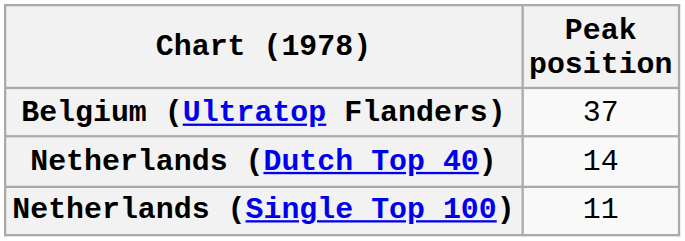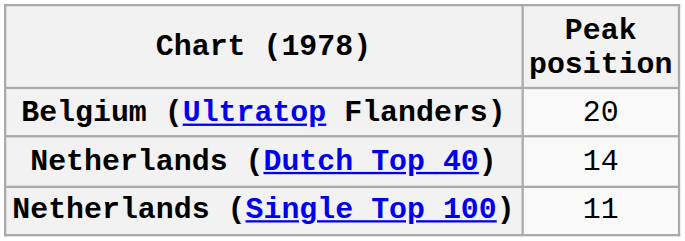(601, 113) 37 -> (601, 113) 20
